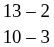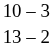rows swapped: (26, 10) <-> (26, 36)
